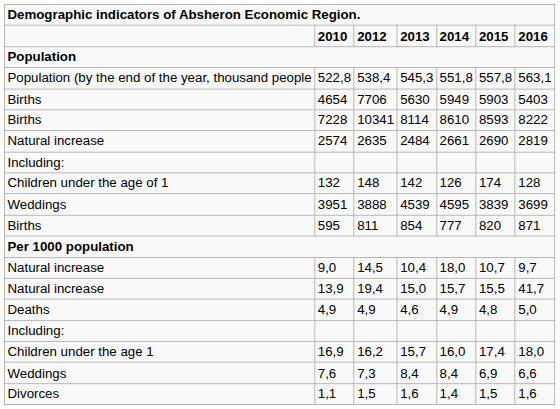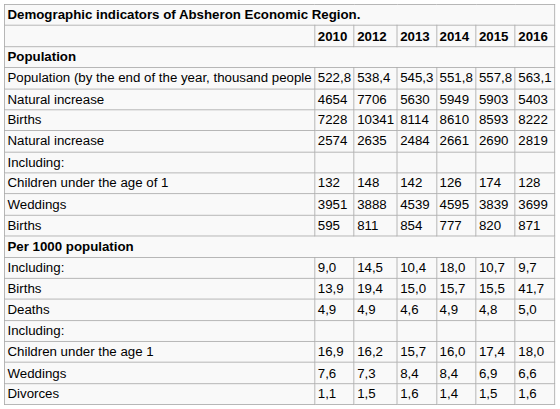(24, 99) Births -> (56, 99) Natural increase
(56, 267) Natural increase -> (36, 267) Including:
(56, 288) Natural increase -> (24, 288) Births
